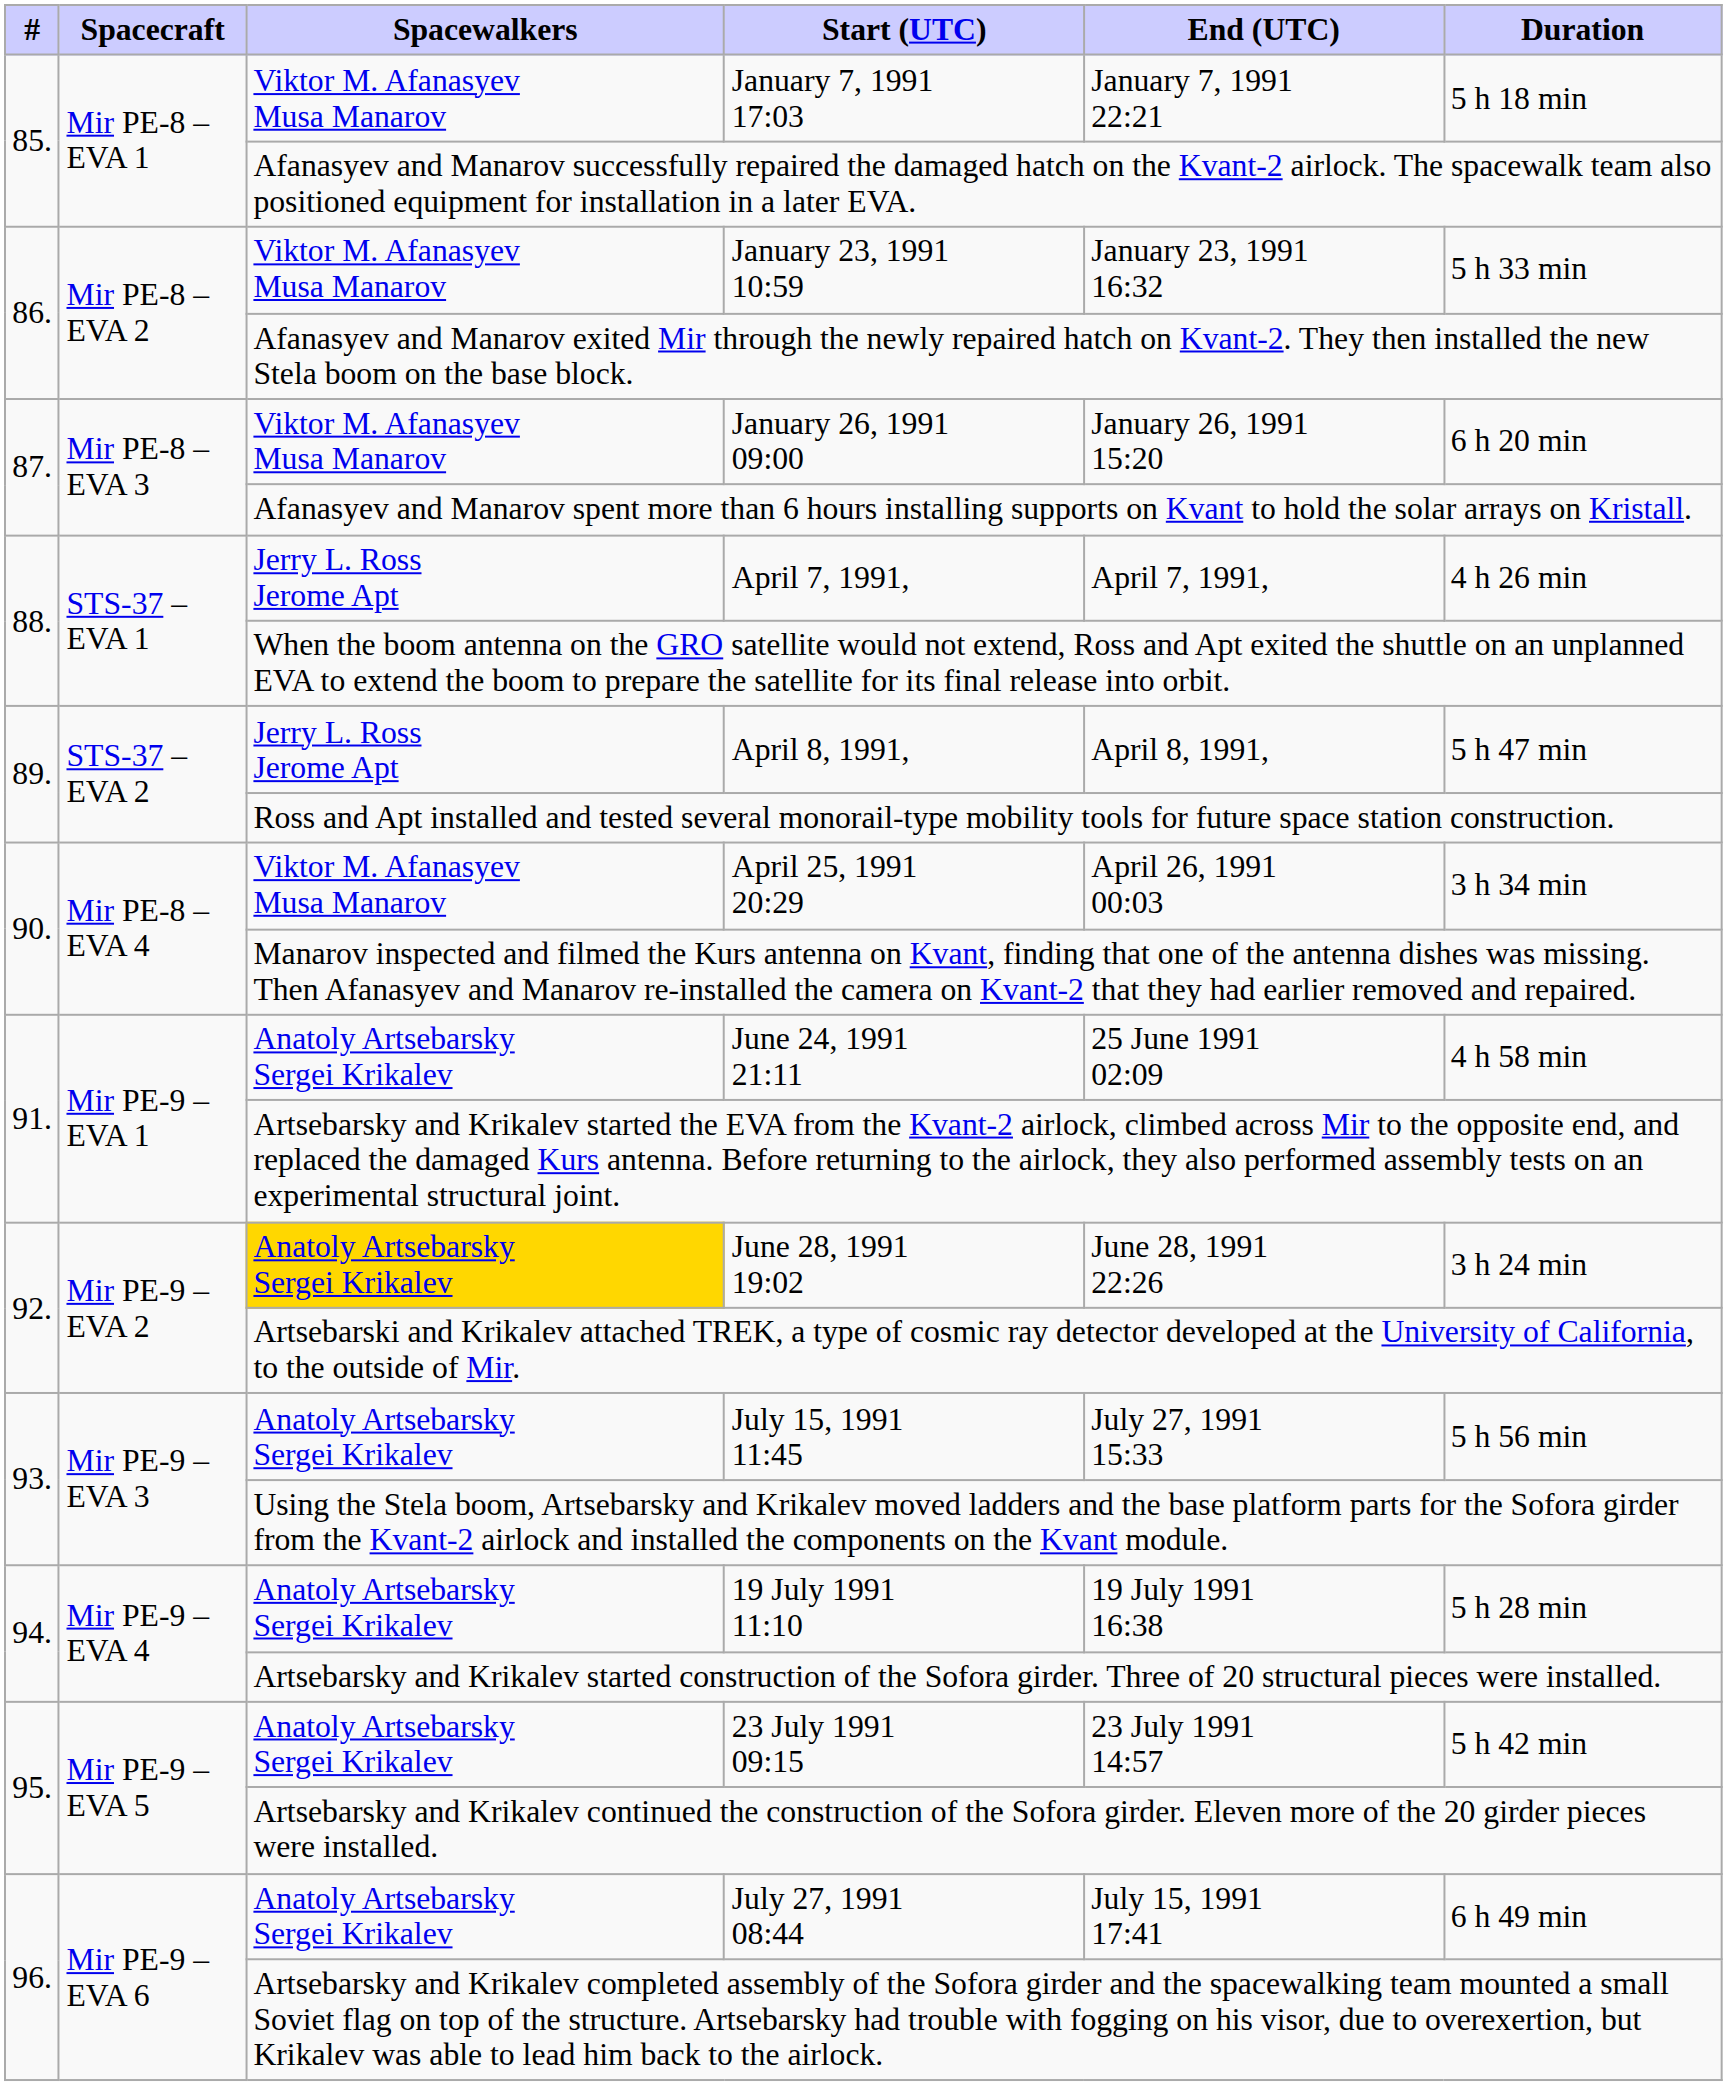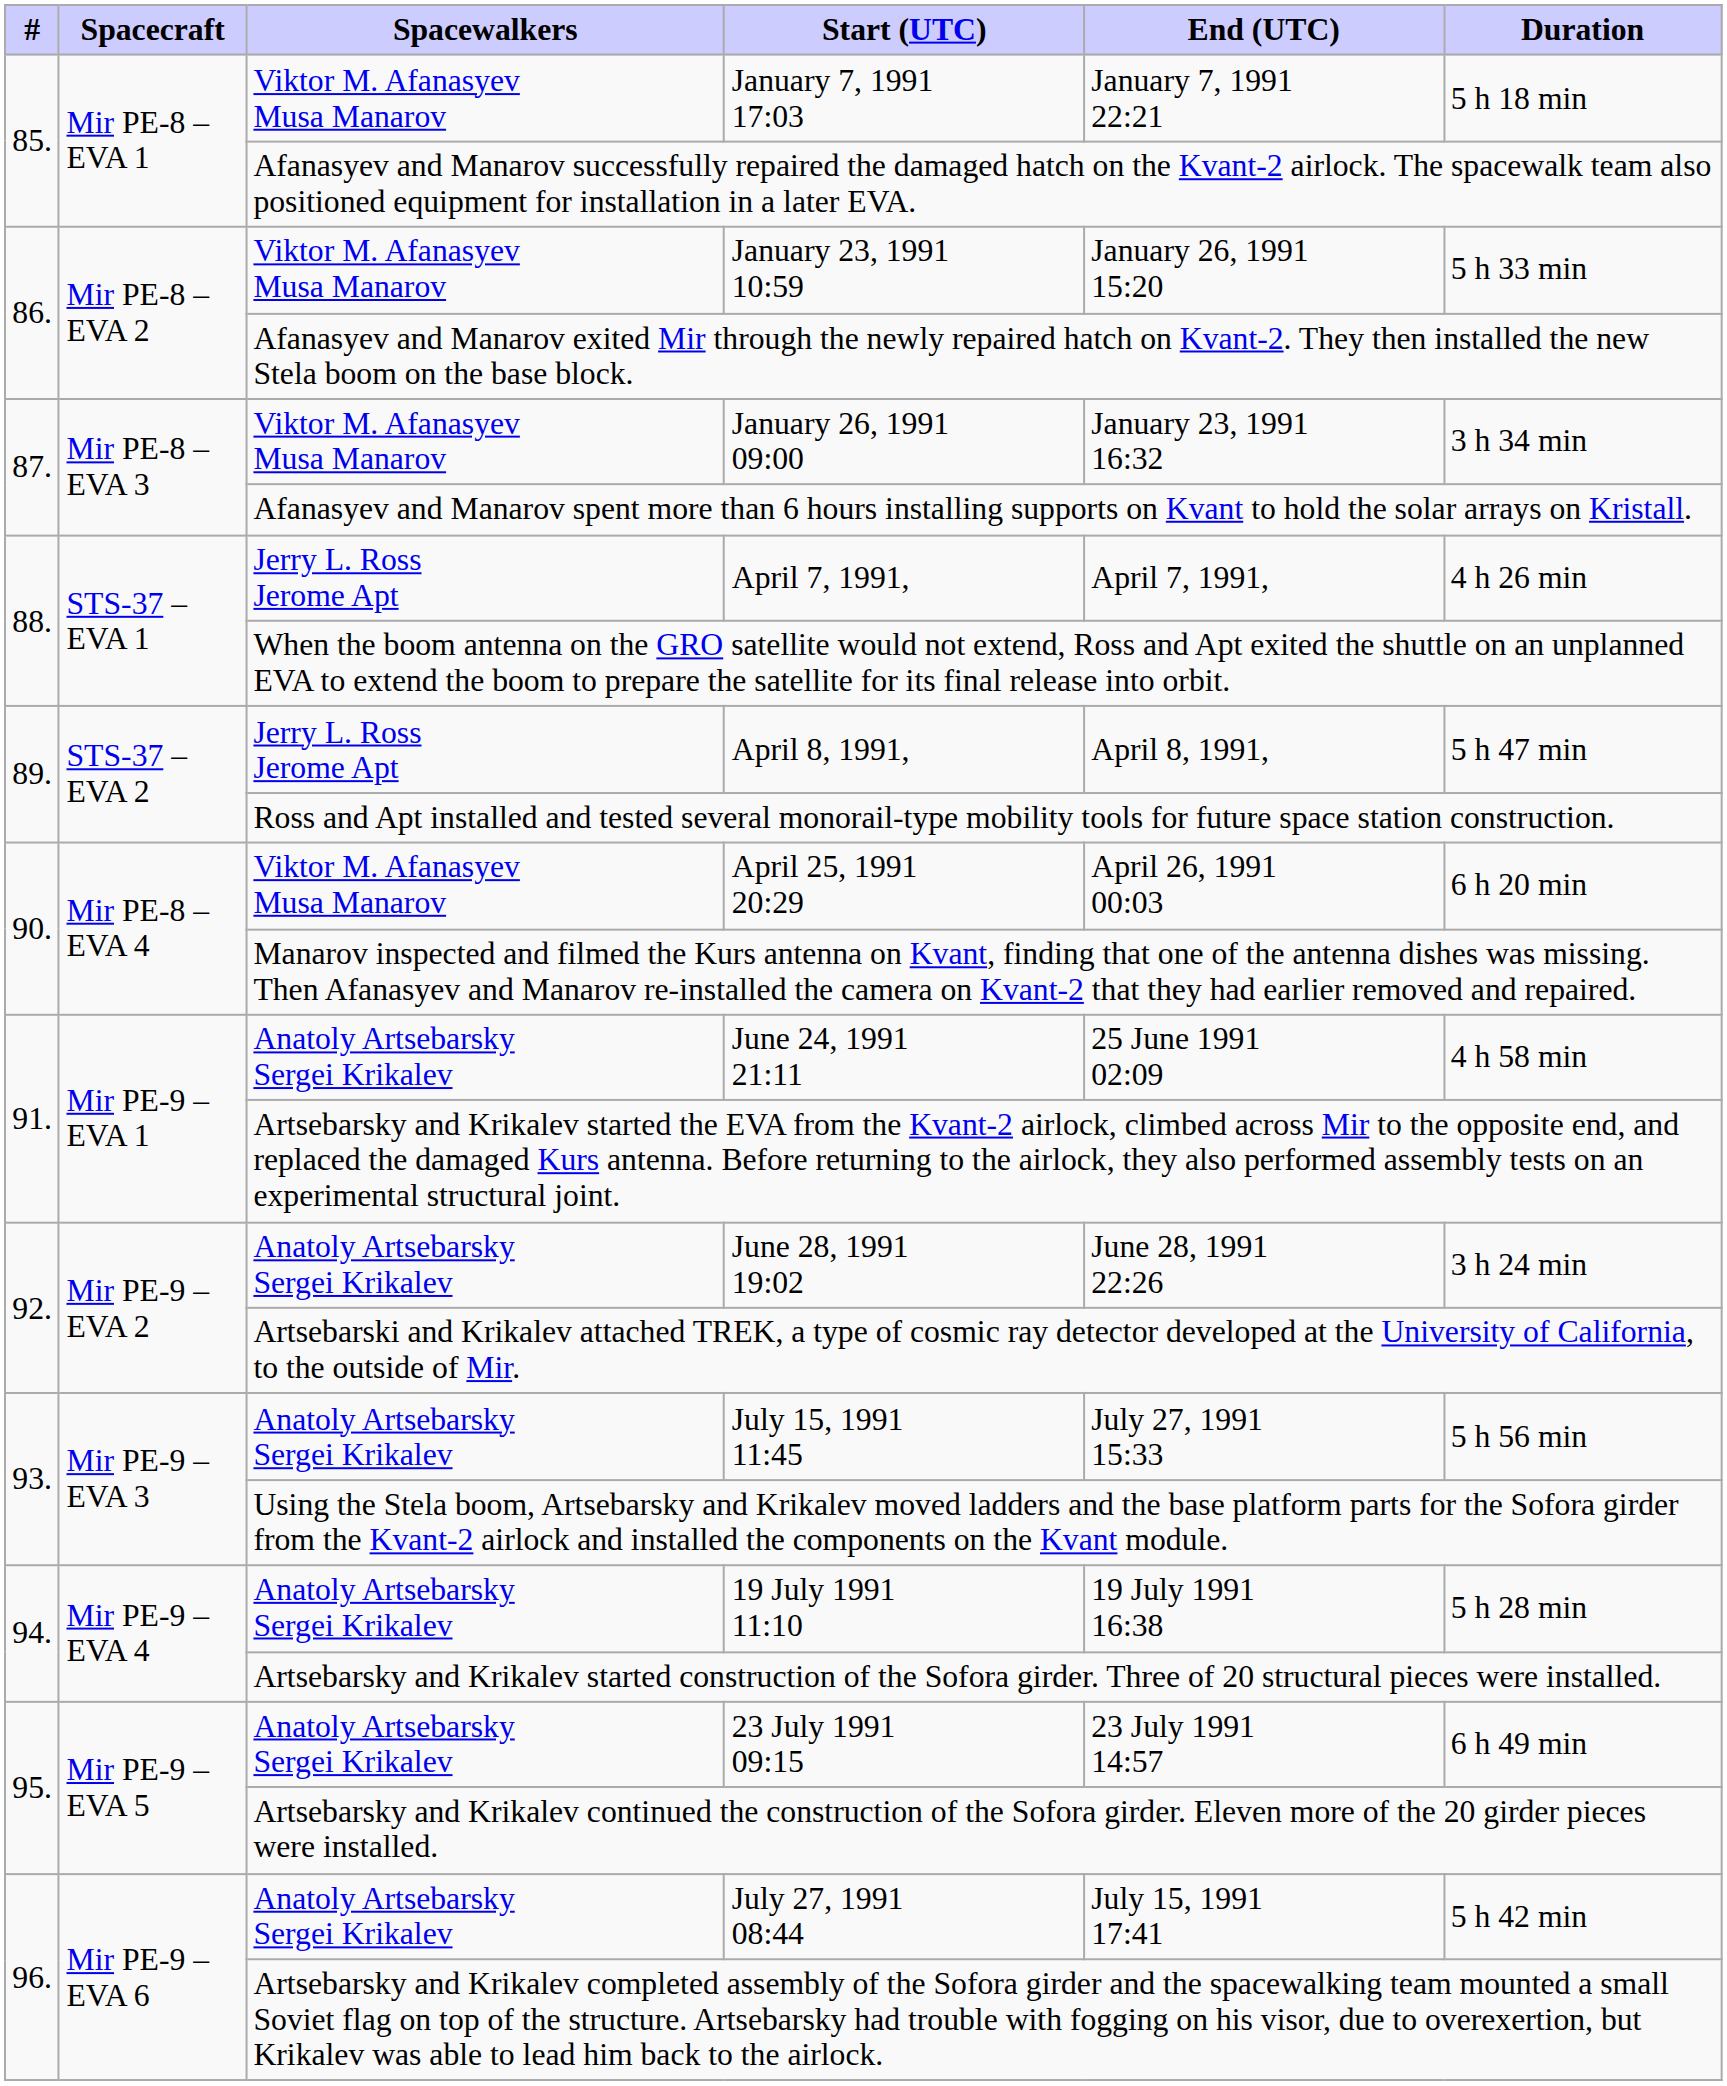(1200, 269) January 23, 1991 16:32 -> (1200, 269) January 26, 1991 15:20
(1200, 441) January 26, 1991 15:20 -> (1200, 441) January 23, 1991 16:32
(1519, 441) 6 h 20 min -> (1519, 441) 3 h 34 min
(1519, 885) 3 h 34 min -> (1519, 885) 6 h 20 min
(384, 1264) gold background -> (384, 1264) no background
(1519, 1744) 5 h 42 min -> (1519, 1744) 6 h 49 min
(1519, 1915) 6 h 49 min -> (1519, 1915) 5 h 42 min
